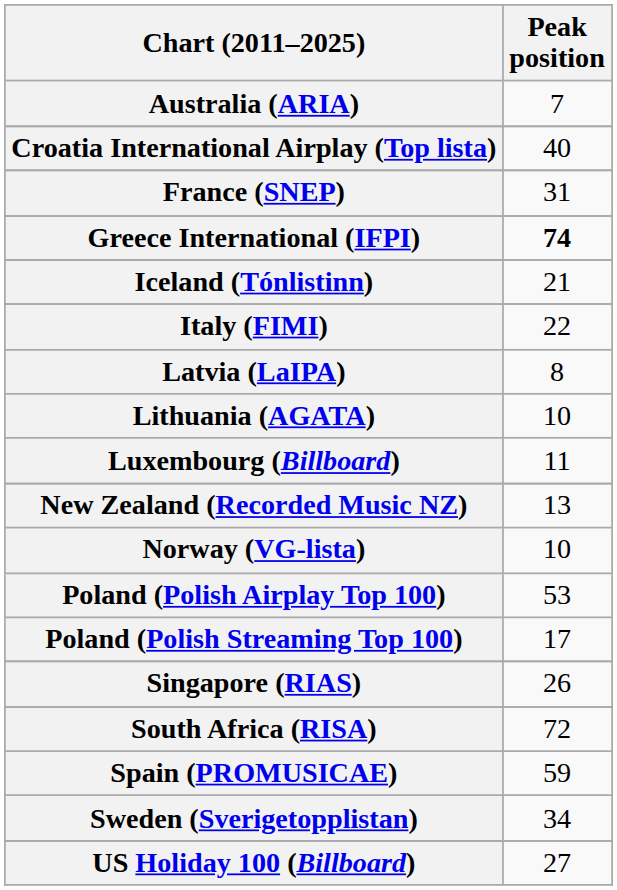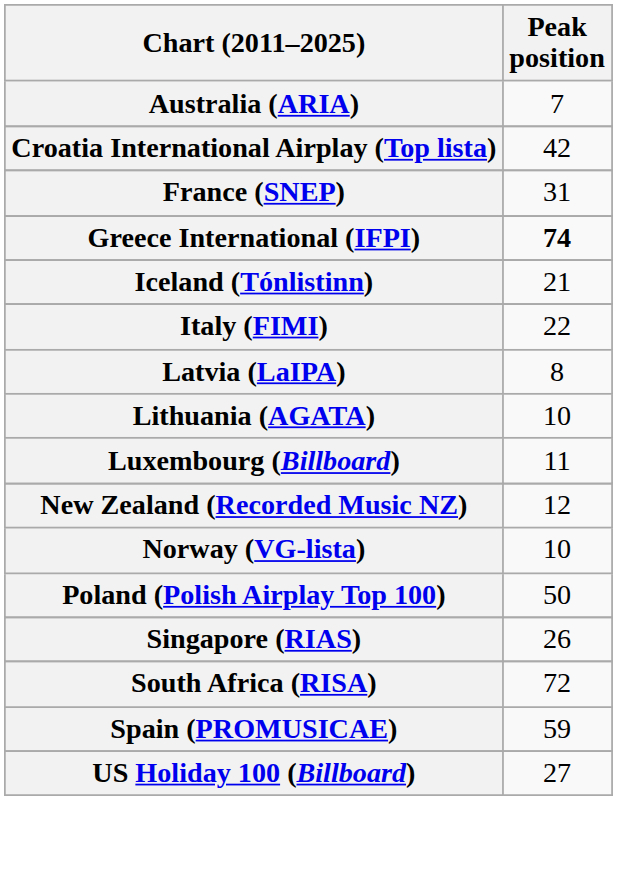(557, 147) 40 -> (557, 147) 42
(557, 505) 13 -> (557, 505) 12
(557, 594) 53 -> (557, 594) 50
- row: (254, 639)
- row: (254, 817)
